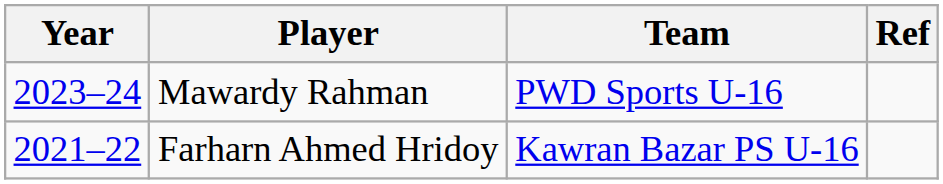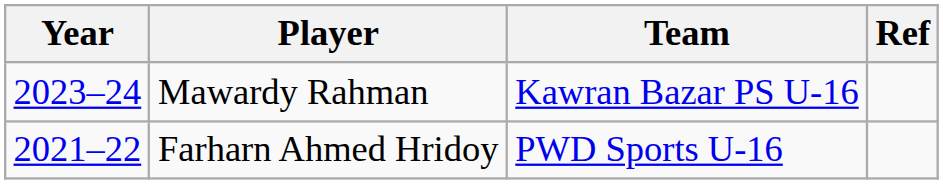(649, 91) PWD Sports U-16 -> (687, 91) Kawran Bazar PS U-16
(687, 149) Kawran Bazar PS U-16 -> (649, 149) PWD Sports U-16
